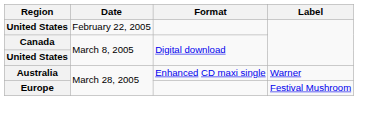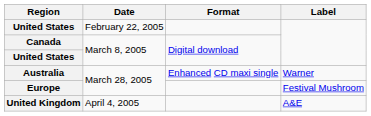+ row: (44, 103)
